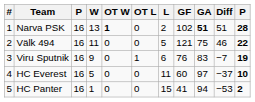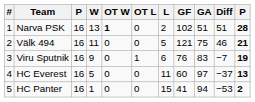(202, 27) bold -> (202, 27) normal
(243, 43) 22 -> (243, 43) 21
(243, 74) 10 -> (243, 74) 13
